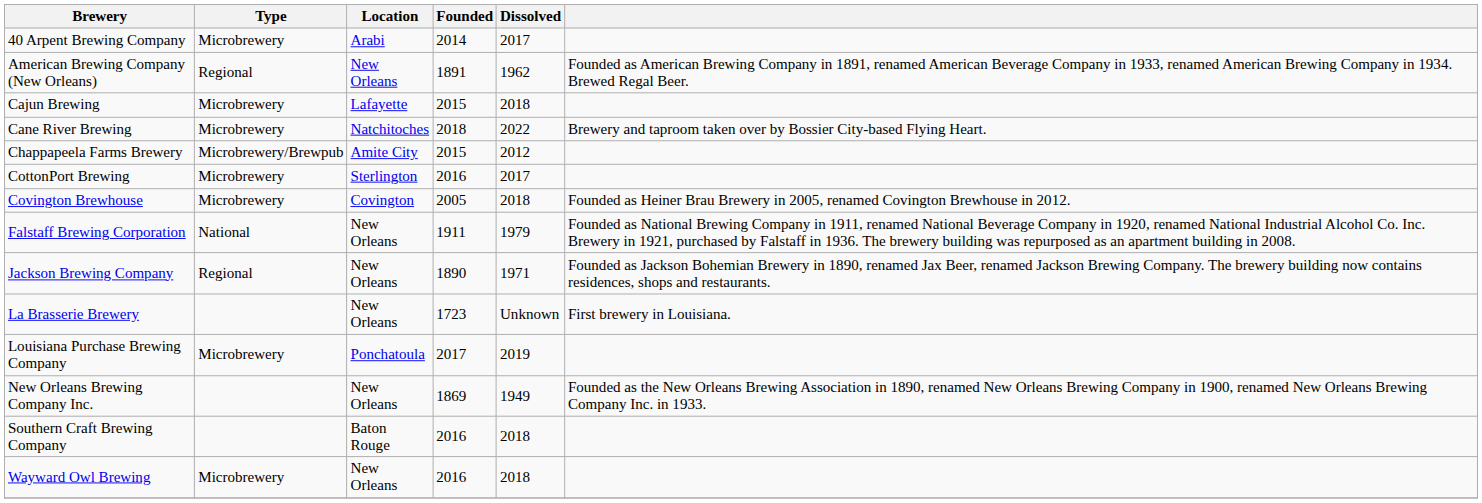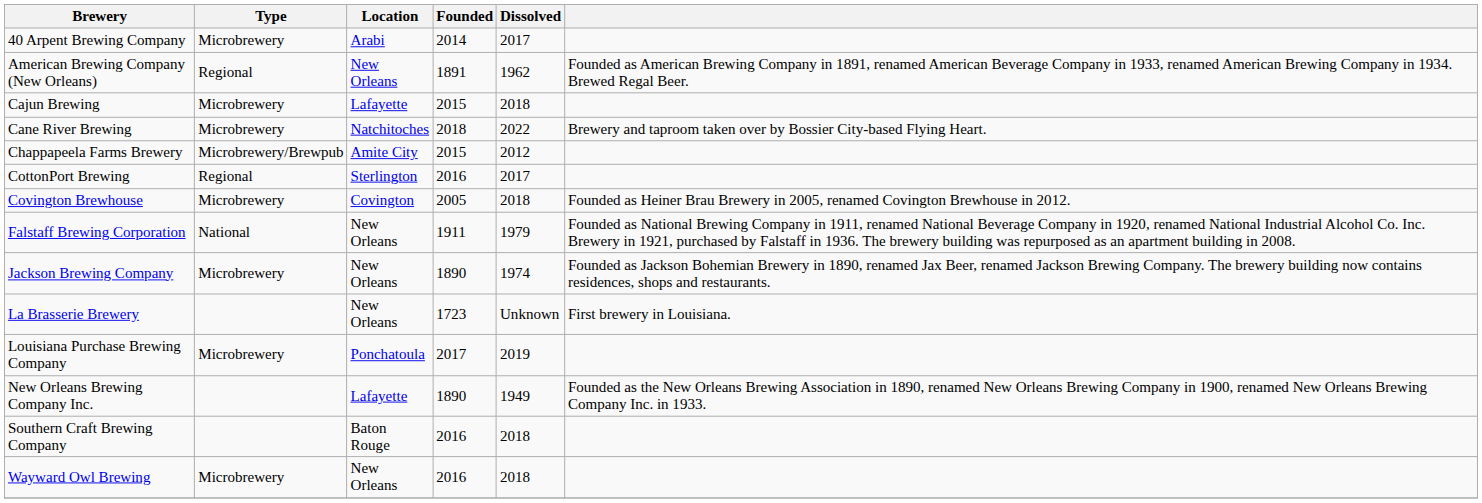(241, 176) Microbrewery -> (225, 176) Regional
(225, 273) Regional -> (241, 273) Microbrewery
(515, 273) 1971 -> (515, 273) 1974
(374, 395) New Orleans -> (379, 395) Lafayette
(451, 395) 1869 -> (451, 395) 1890
